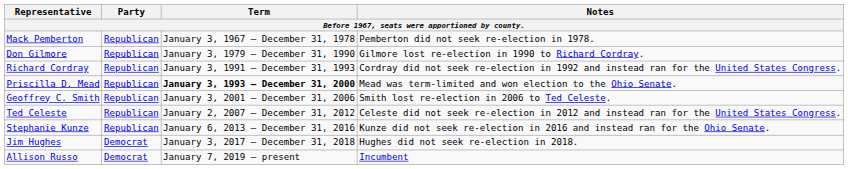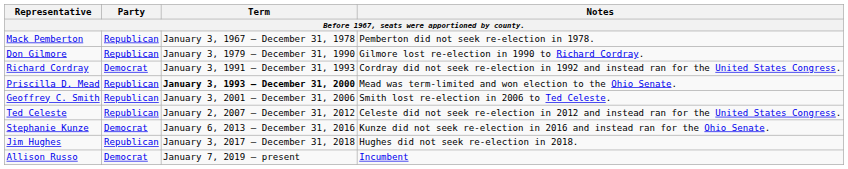(131, 68) Republican -> (126, 68) Democrat
(131, 128) Republican -> (126, 128) Democrat
(126, 142) Democrat -> (131, 142) Republican
